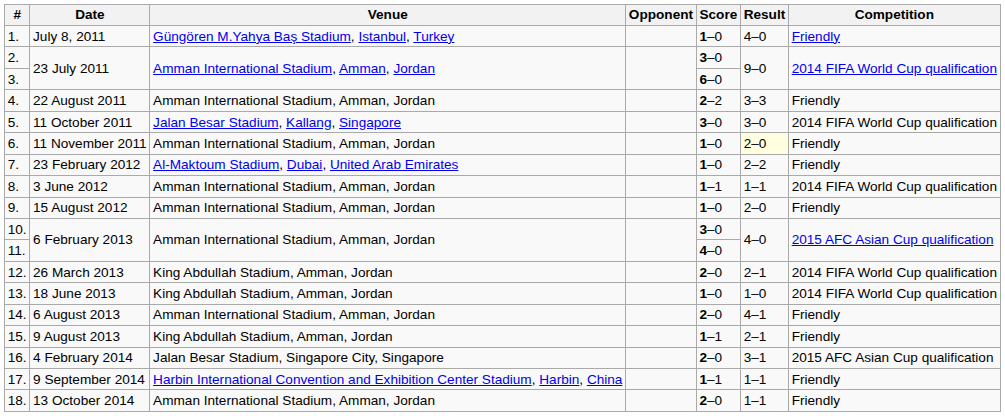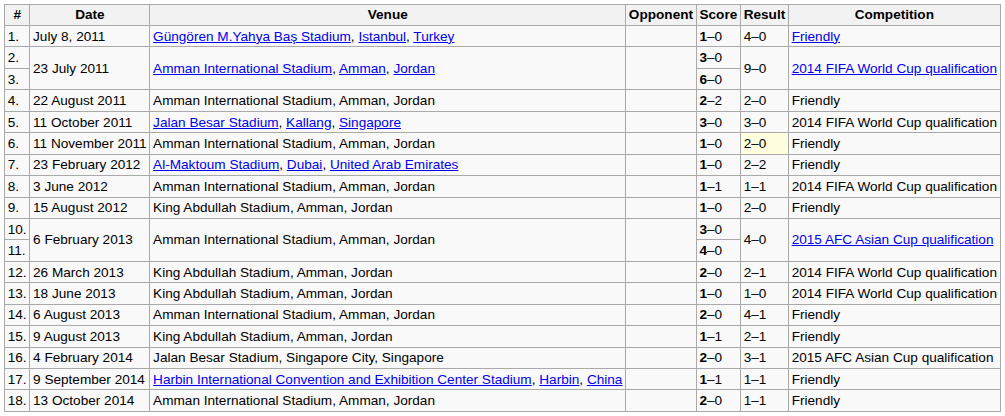(755, 101) 3–3 -> (755, 101) 2–0
(294, 208) Amman International Stadium, Amman, Jordan -> (273, 208) King Abdullah Stadium, Amman, Jordan
